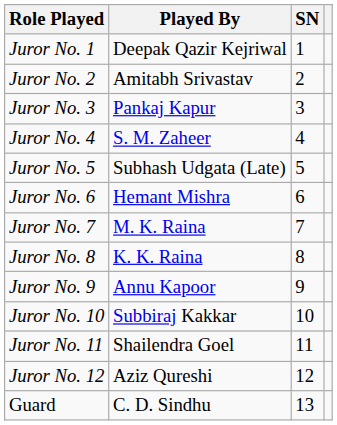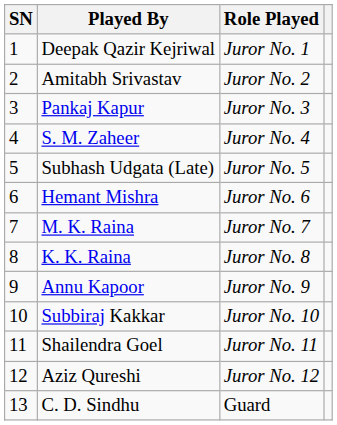columns swapped: (307, 19) <-> (57, 19)
